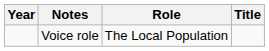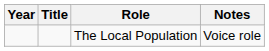columns swapped: (248, 14) <-> (70, 14)
